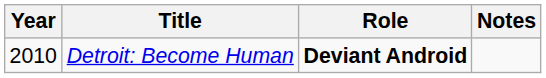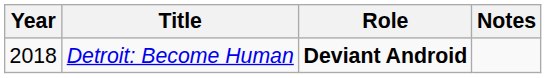(33, 55) 2010 -> (33, 55) 2018
